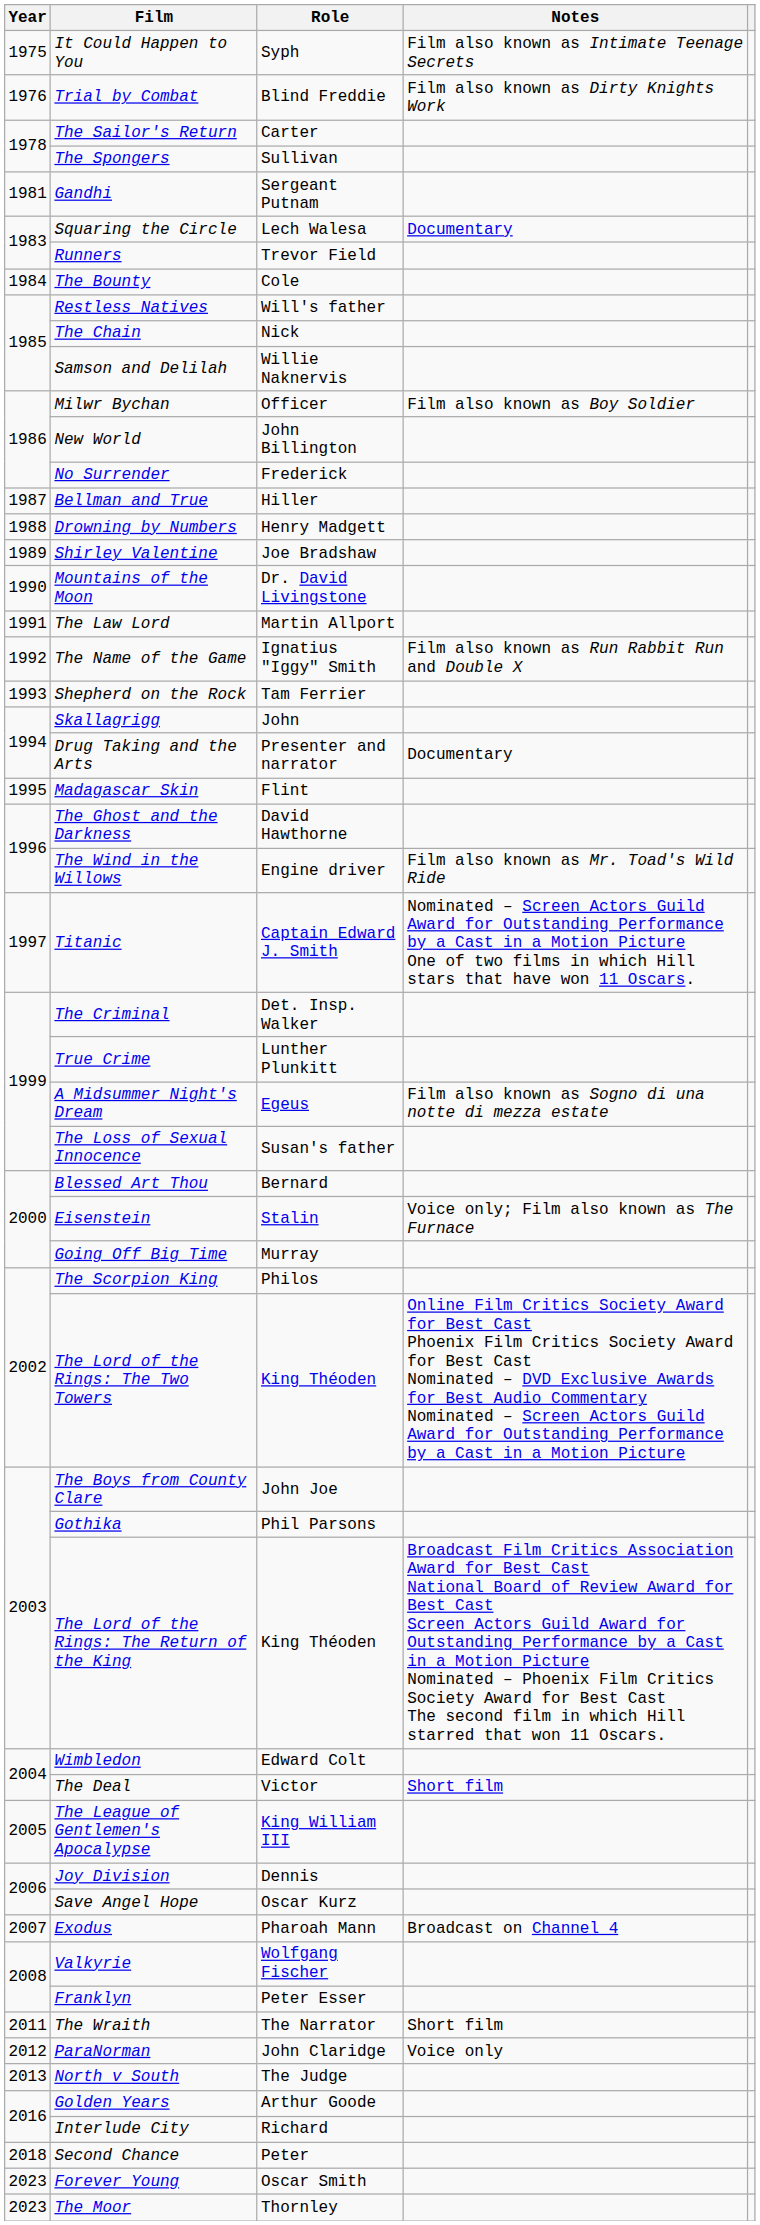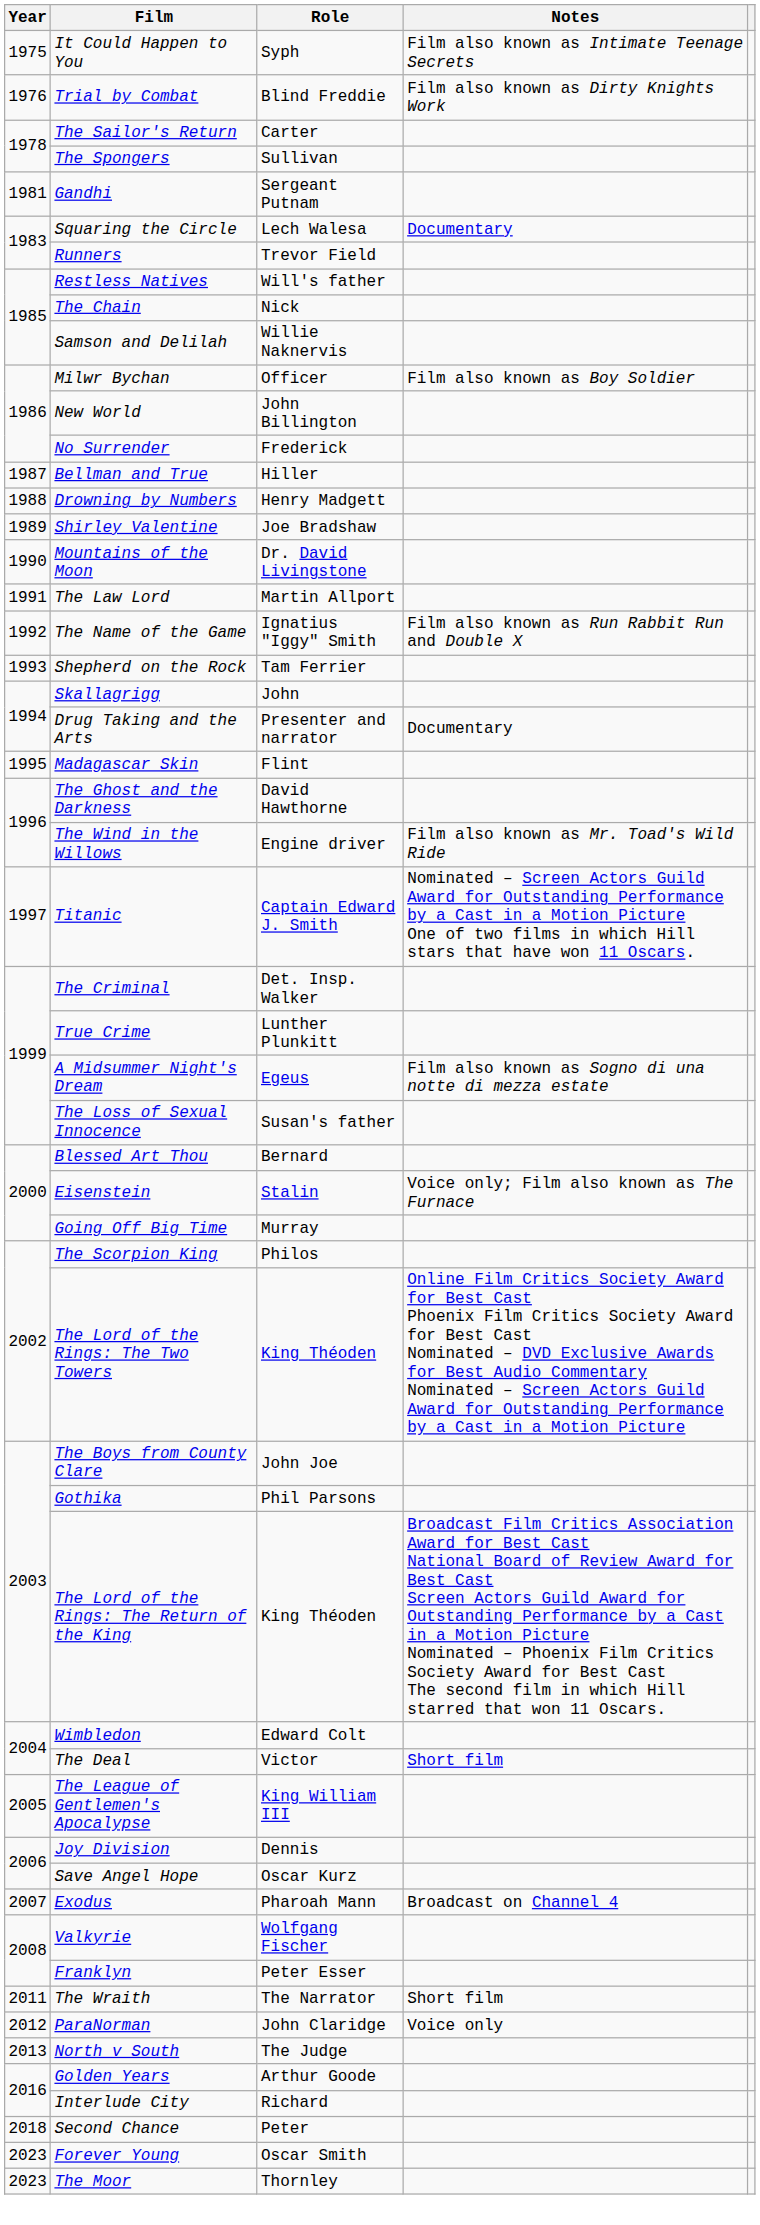- row: (102, 281)
